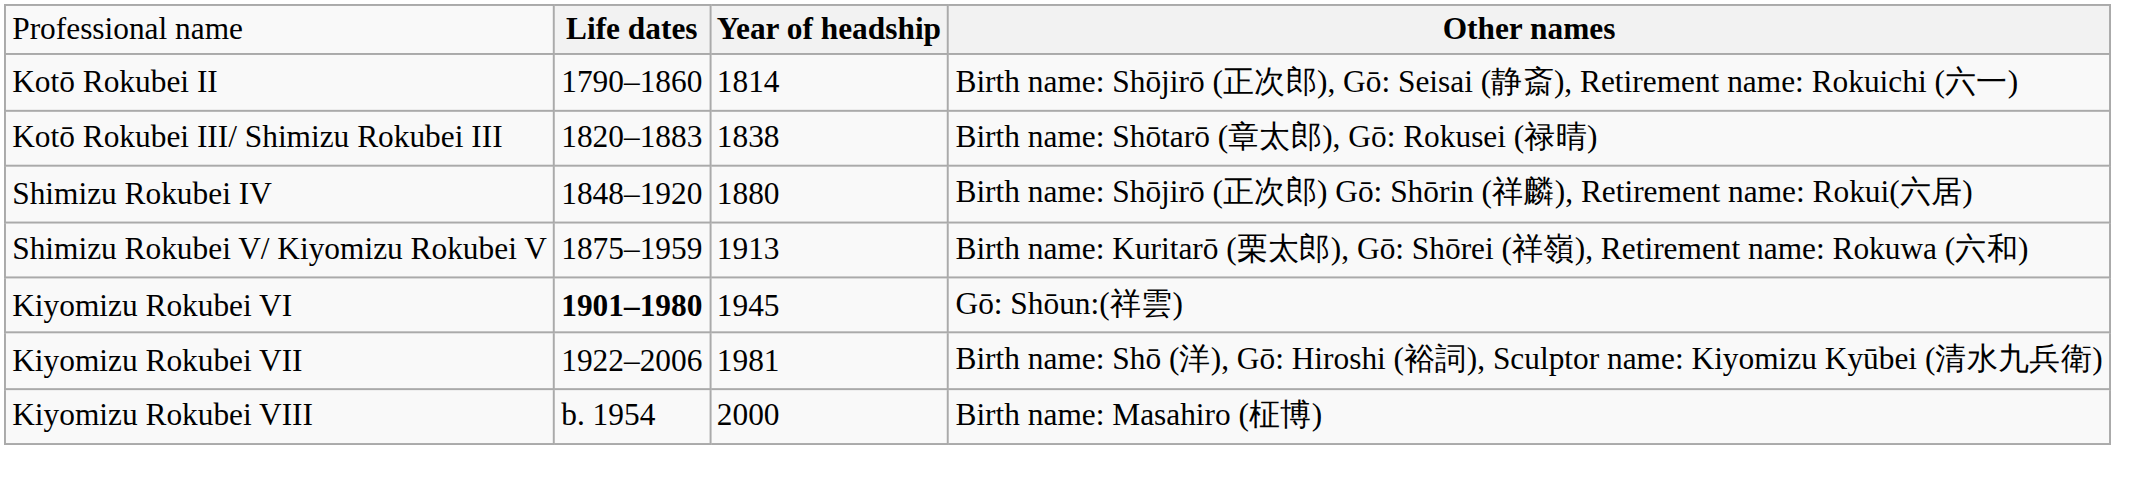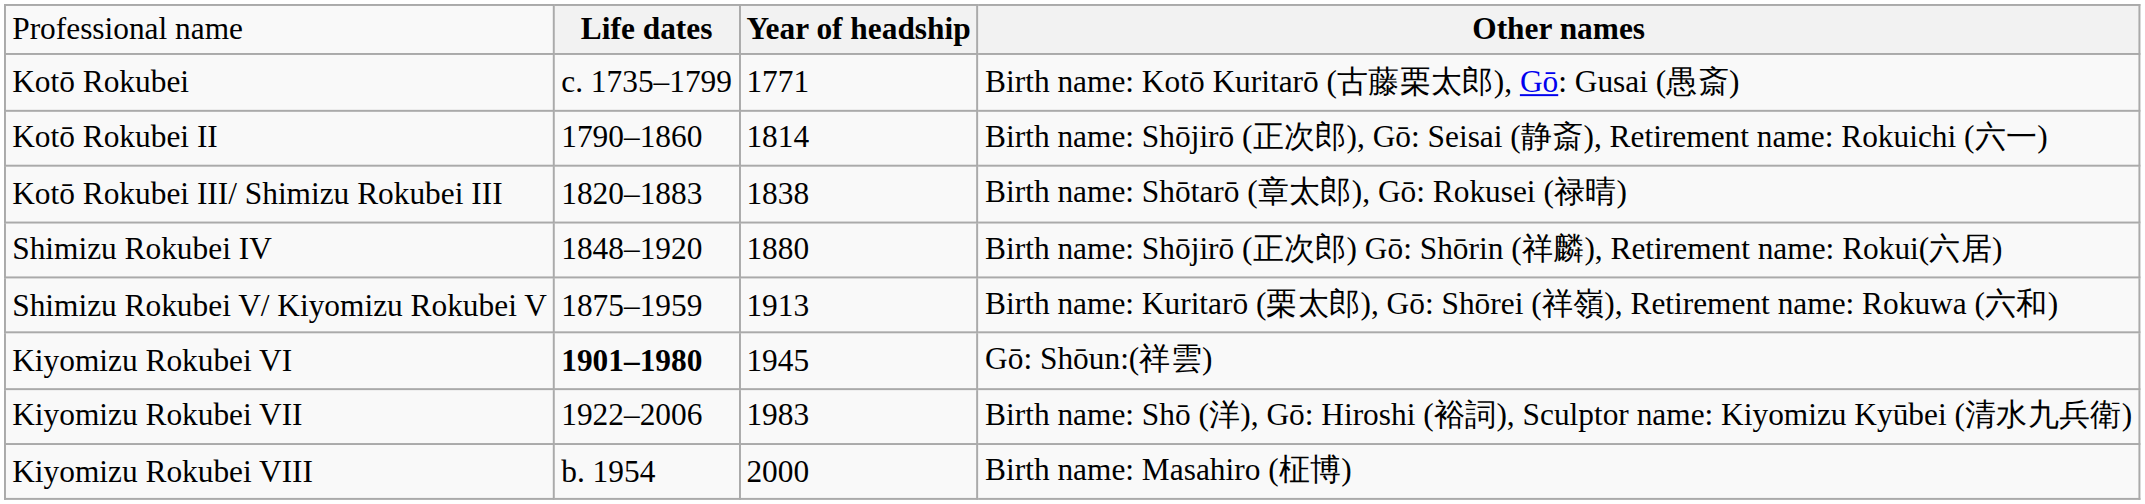+ row: (101, 82)
(748, 360) 1981 -> (778, 415) 1983
